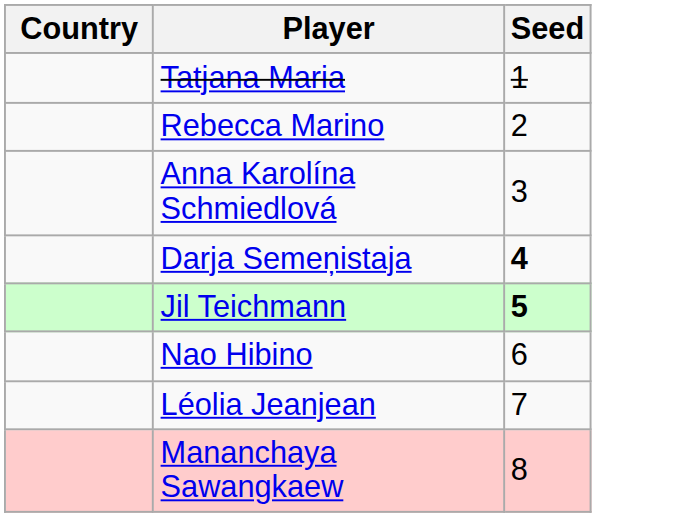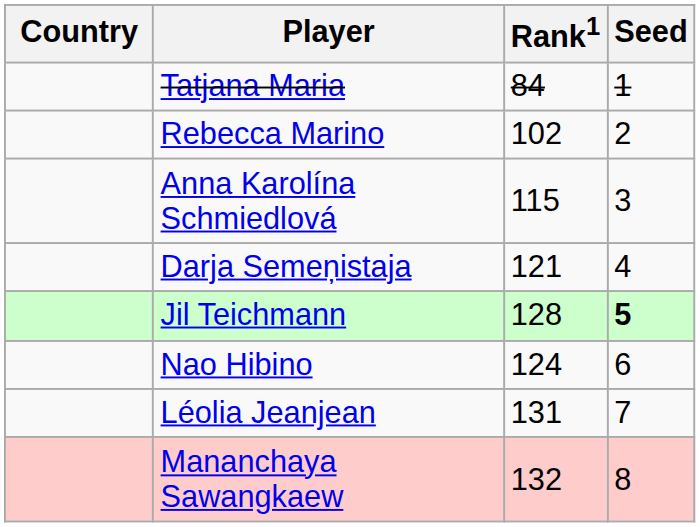+ column: (555, 33)
(519, 258) bold -> (623, 266) normal
